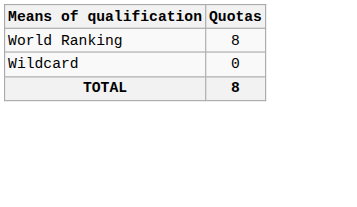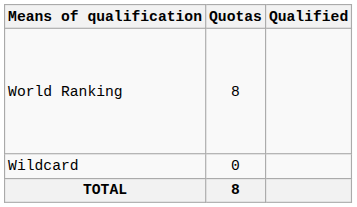+ column: (309, 17)
